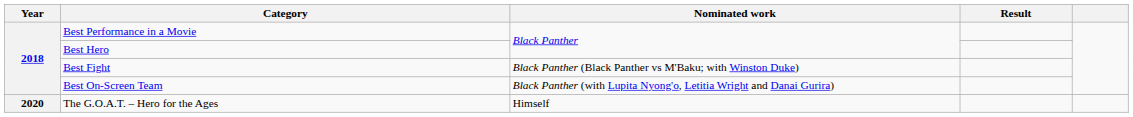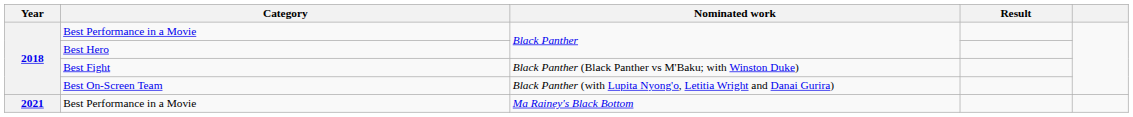- row: (141, 103)
+ row: (130, 103)
